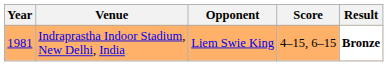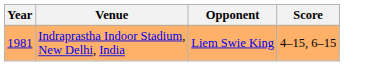- column: (361, 15)
